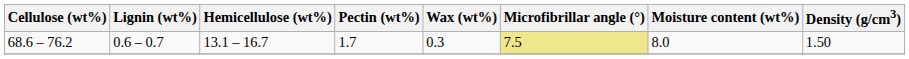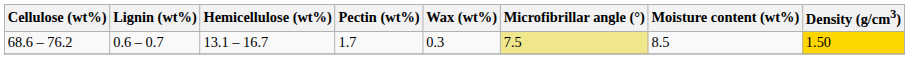(661, 42) 8.0 -> (661, 42) 8.5
(818, 42) no background -> (818, 42) gold background
